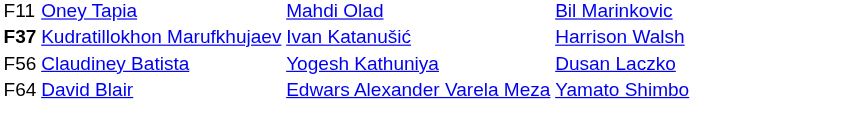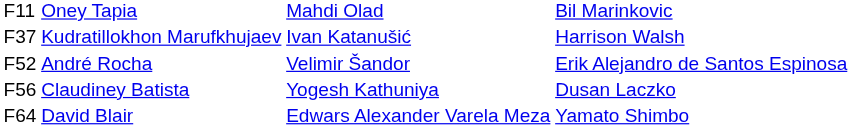(20, 37) bold -> (20, 37) normal
+ row: (97, 63)
